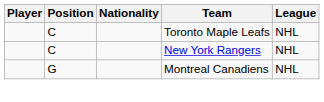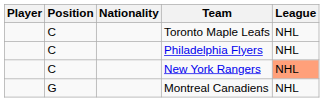+ row: (213, 50)
(287, 50) no background -> (287, 69) lightsalmon background
